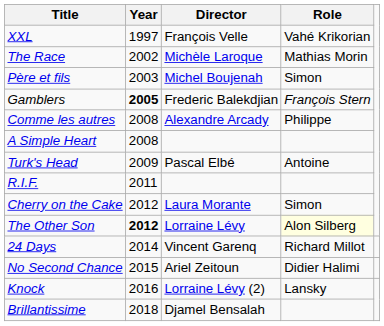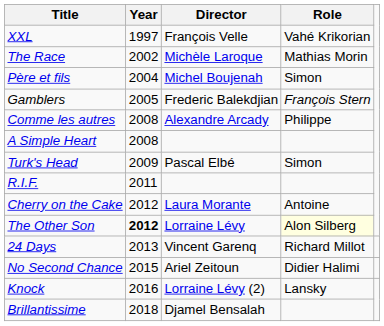(144, 78) 2003 -> (144, 78) 2004
(144, 99) bold -> (144, 99) normal
(307, 162) Antoine -> (303, 162) Simon
(303, 204) Simon -> (307, 204) Antoine
(144, 246) 2014 -> (144, 246) 2013
